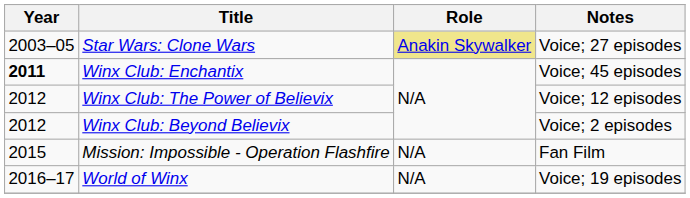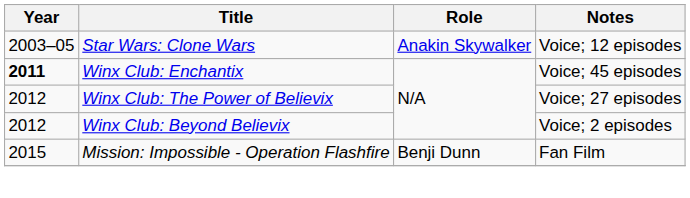(464, 44) khaki background -> (464, 44) no background
(610, 44) Voice; 27 episodes -> (610, 44) Voice; 12 episodes
(610, 98) Voice; 12 episodes -> (610, 98) Voice; 27 episodes
(412, 152) N/A -> (439, 152) Benji Dunn
- row: (135, 179)
